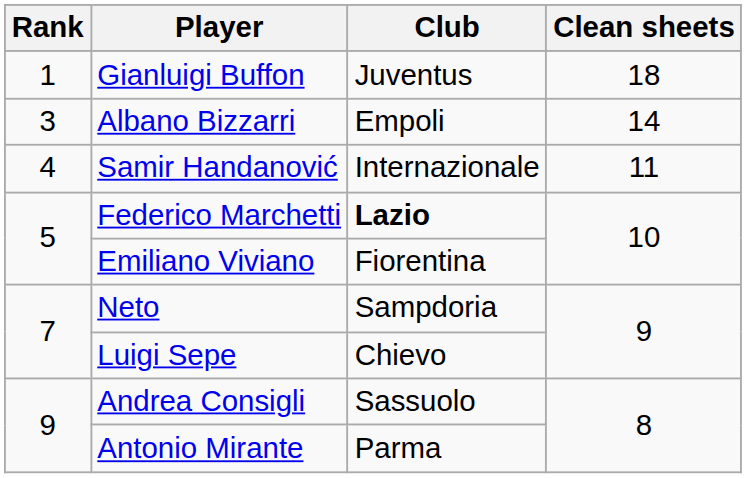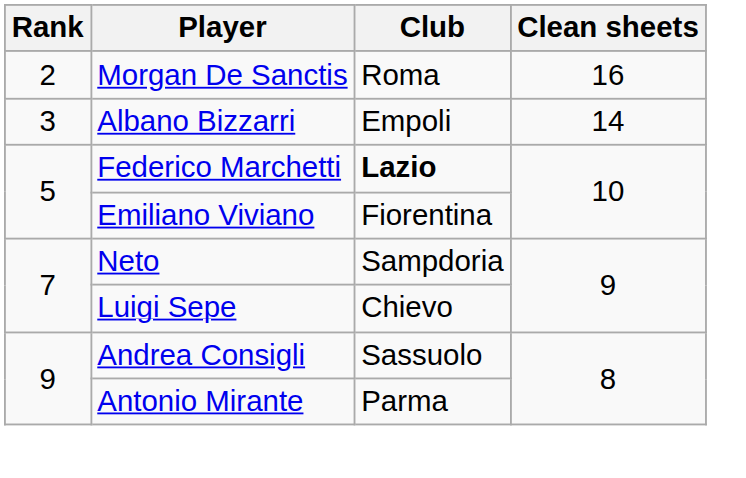- row: (201, 74)
+ row: (222, 74)
- row: (218, 167)
